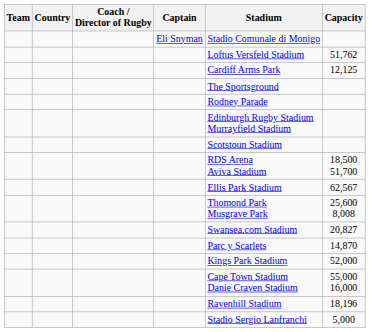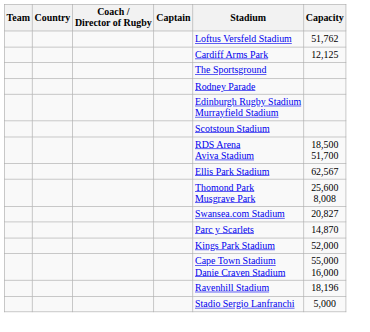- row: (18, 39)
